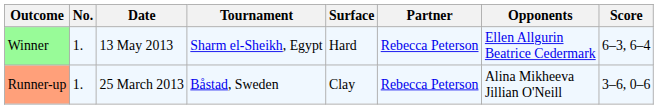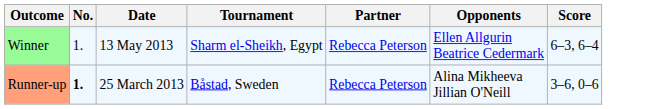- column: (352, 15)
(78, 84) normal -> (78, 84) bold
